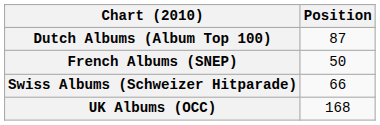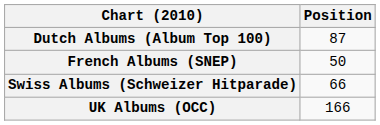(338, 108) 168 -> (338, 108) 166
